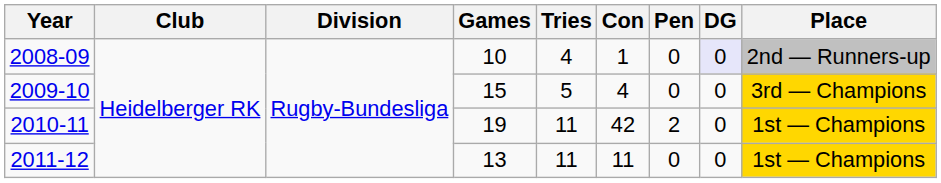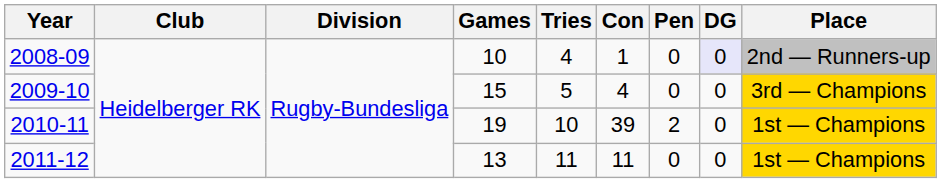(566, 125) 11 -> (566, 125) 10
(623, 125) 42 -> (623, 125) 39
